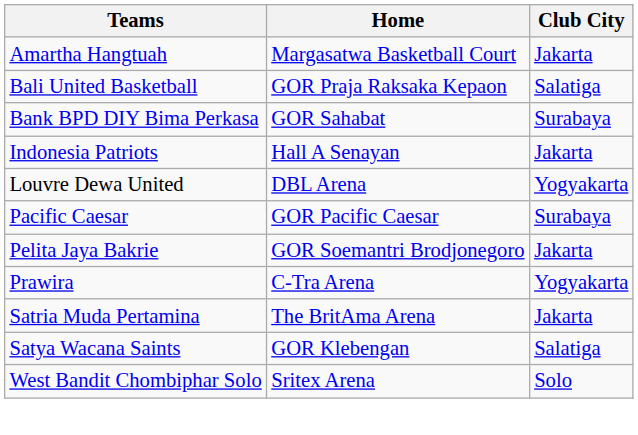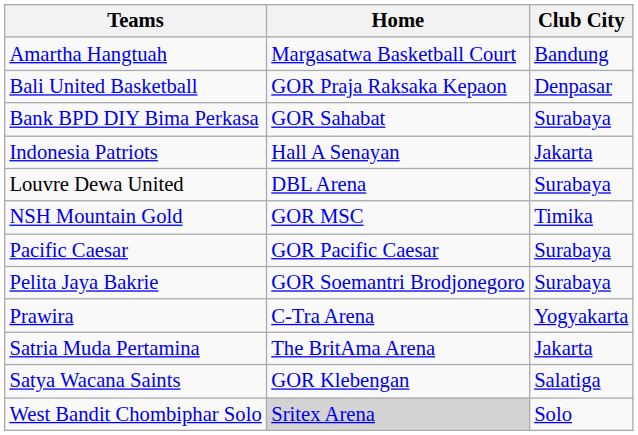(563, 53) Jakarta -> (571, 53) Bandung
(567, 86) Salatiga -> (573, 86) Denpasar
(581, 184) Yogyakarta -> (573, 184) Surabaya
+ row: (96, 217)
(563, 250) Jakarta -> (573, 282) Surabaya
(323, 380) no background -> (323, 413) lightgrey background
